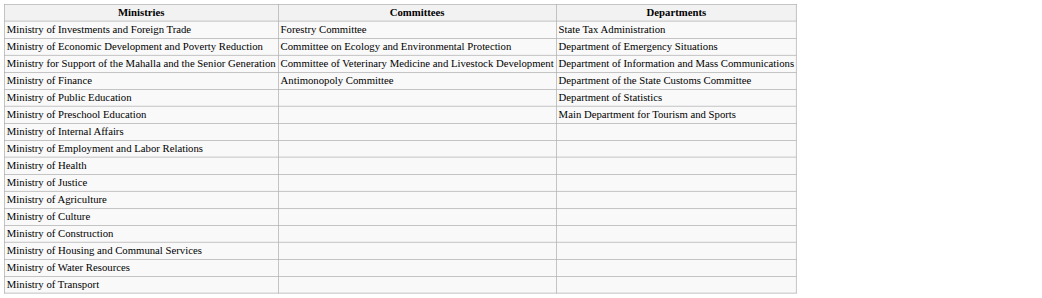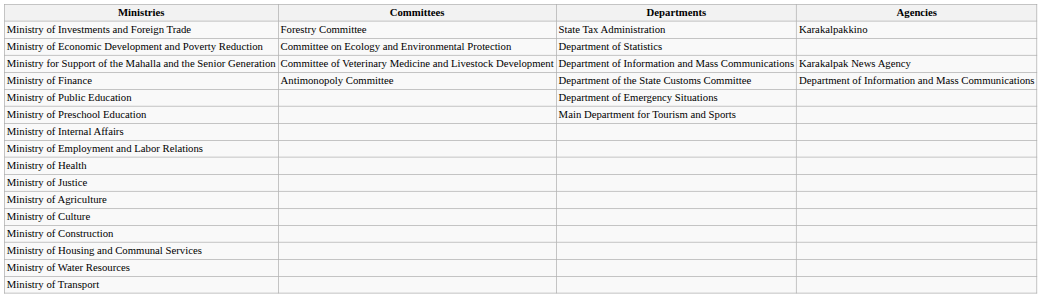+ column: (917, 13)
(638, 47) Department of Emergency Situations -> (610, 47) Department of Statistics
(610, 98) Department of Statistics -> (638, 98) Department of Emergency Situations
